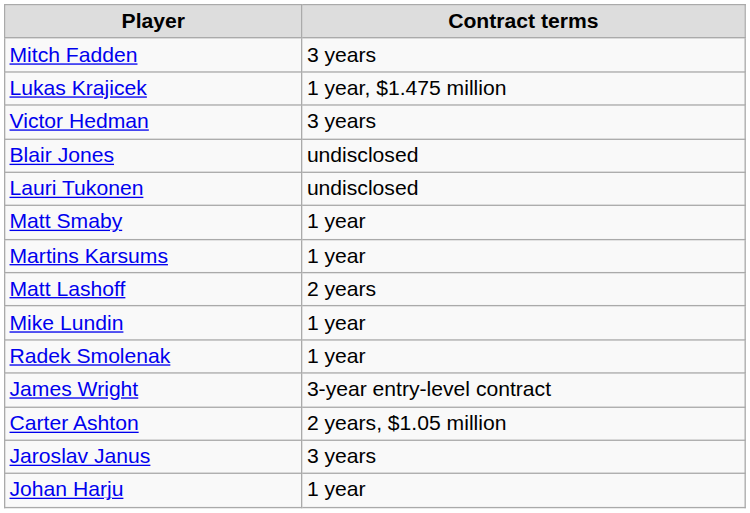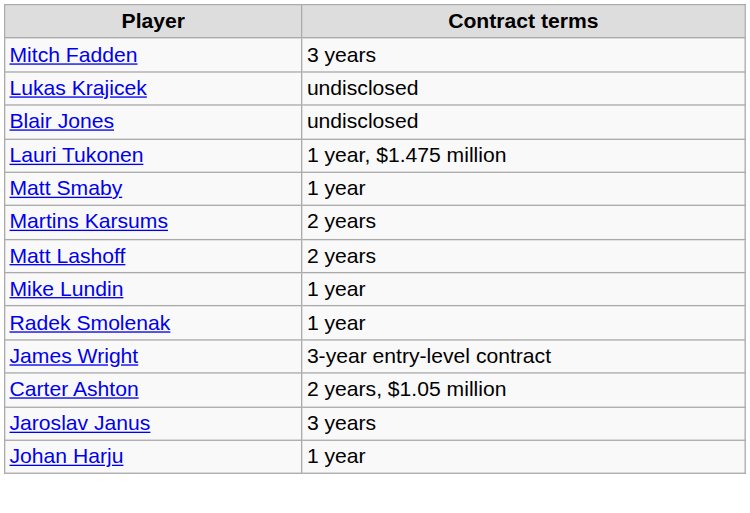(407, 88) 1 year, $1.475 million -> (363, 88) undisclosed
- row: (79, 121)
(363, 188) undisclosed -> (407, 155) 1 year, $1.475 million
(336, 255) 1 year -> (342, 222) 2 years
